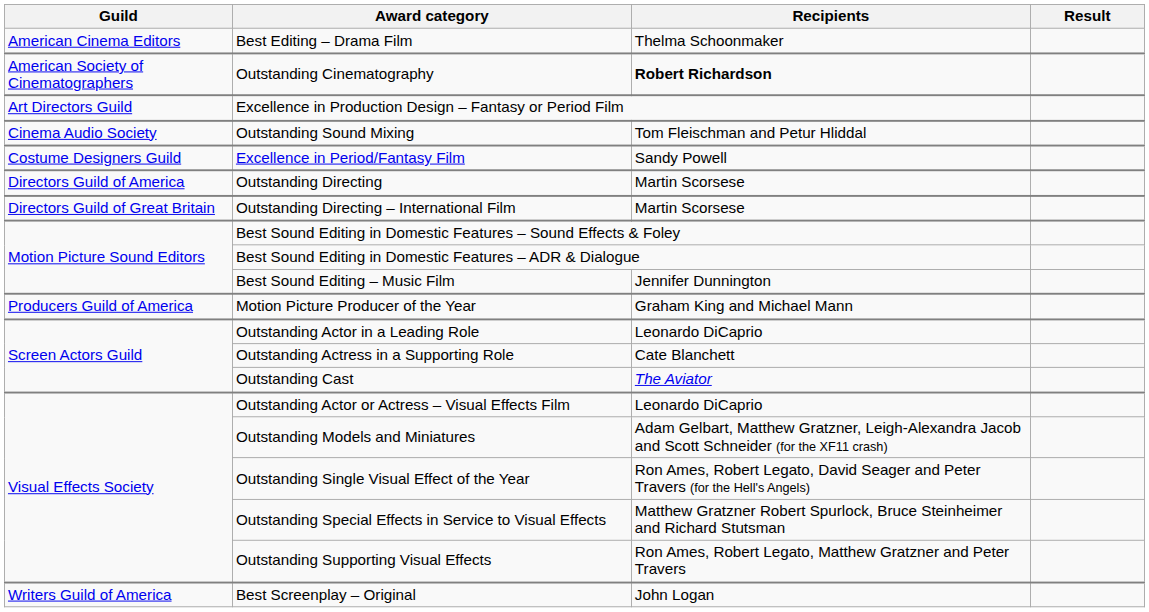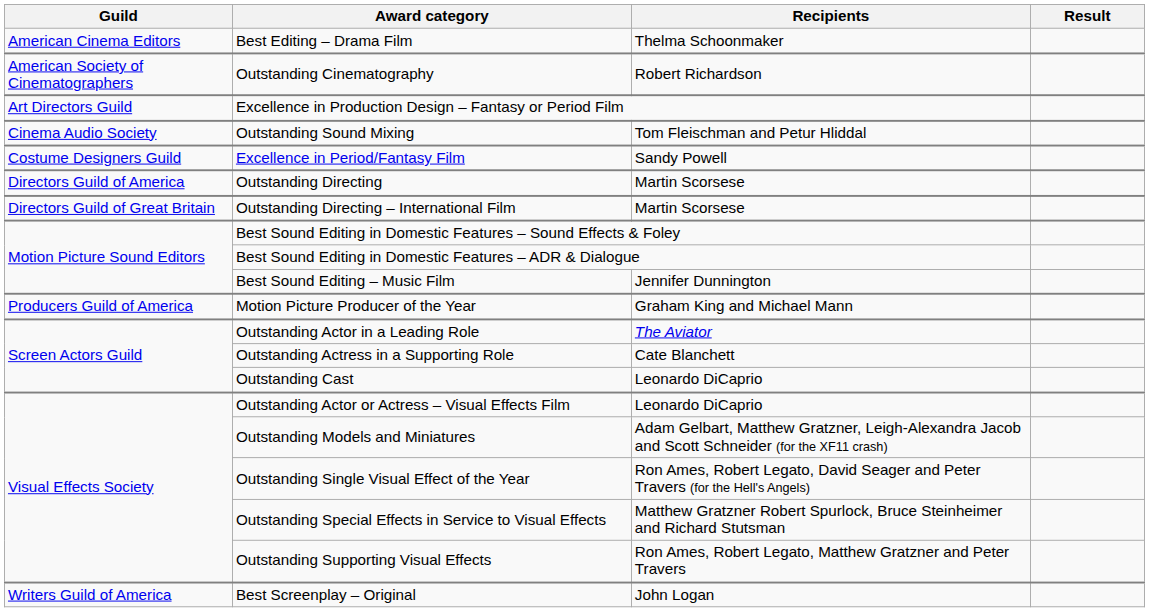(703, 74) bold -> (698, 74) normal
(699, 331) Leonardo DiCaprio -> (673, 331) The Aviator
(673, 379) The Aviator -> (699, 379) Leonardo DiCaprio
